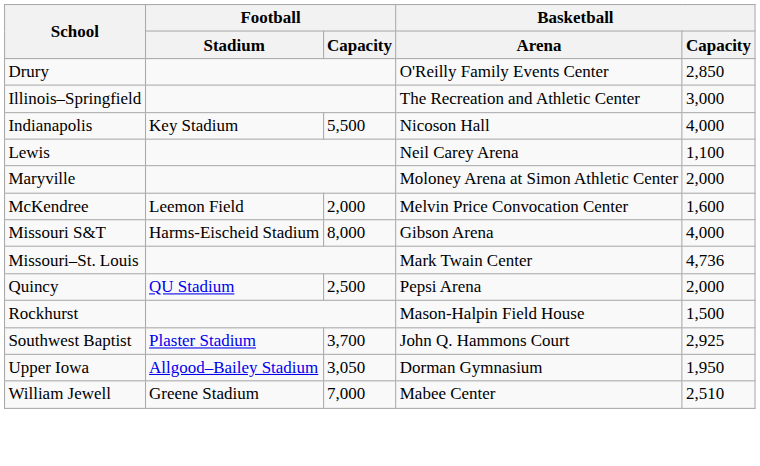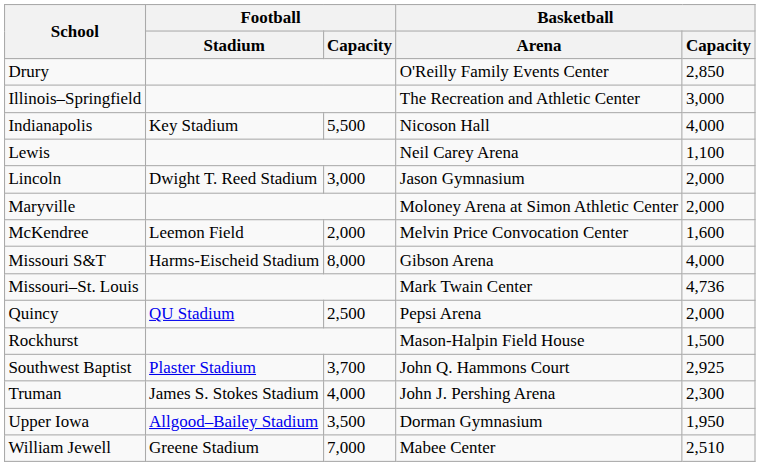+ row: (35, 179)
+ row: (35, 394)
(346, 367) 3,050 -> (346, 421) 3,500
